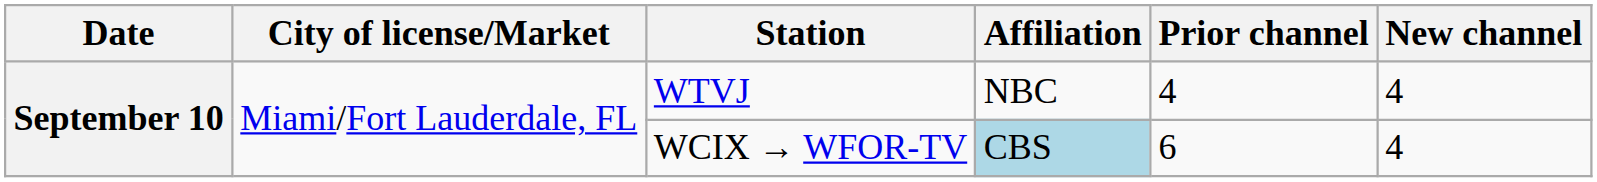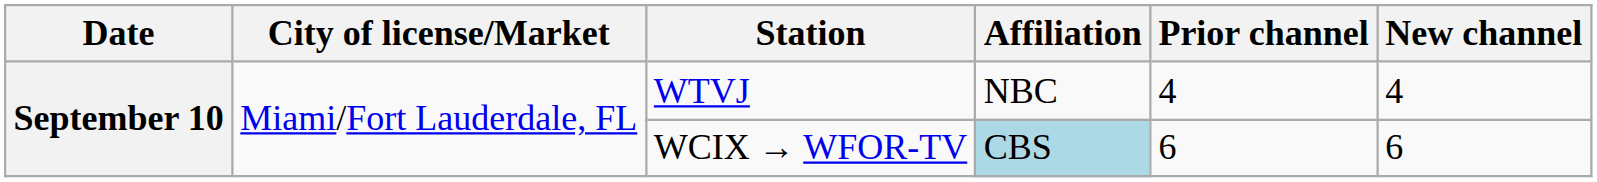(1394, 147) 4 -> (1394, 147) 6
